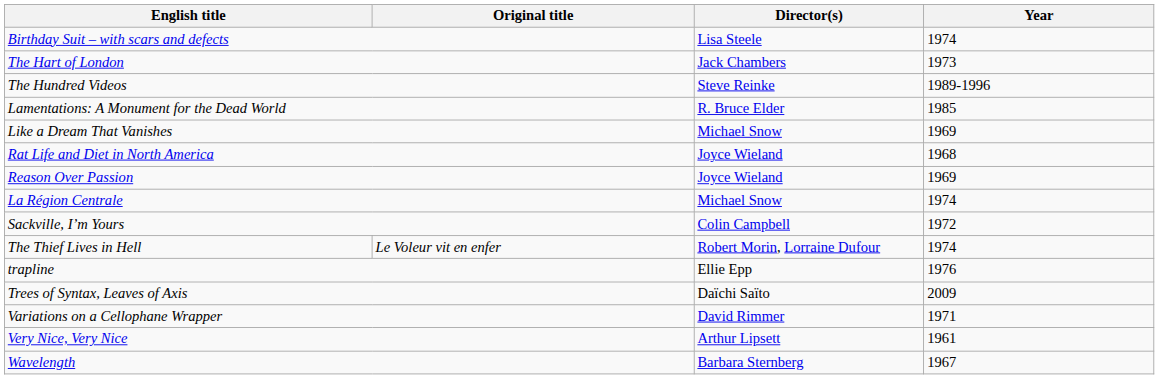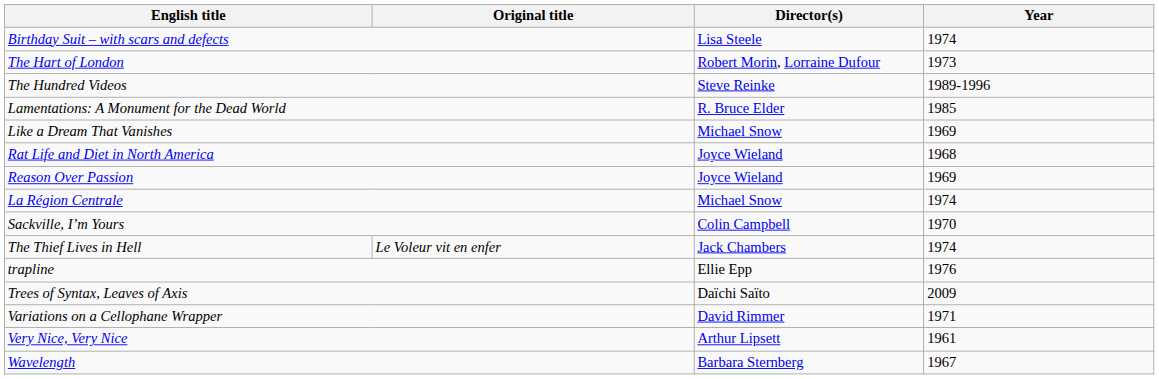(742, 62) Jack Chambers -> (789, 62) Robert Morin, Lorraine Dufour
(942, 223) 1972 -> (942, 223) 1970
(789, 246) Robert Morin, Lorraine Dufour -> (742, 246) Jack Chambers
